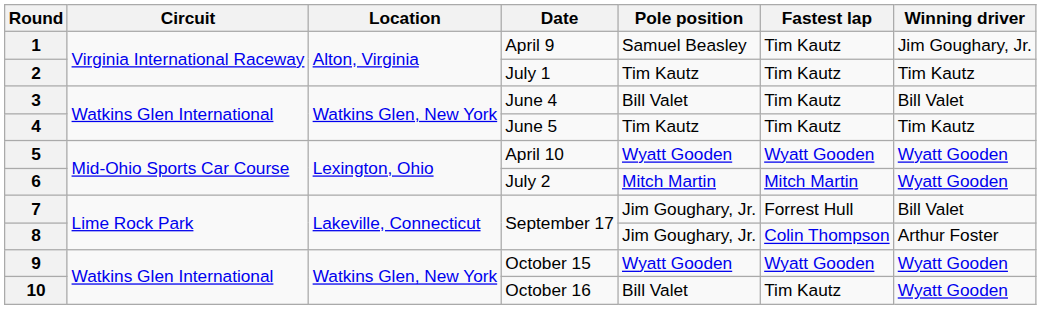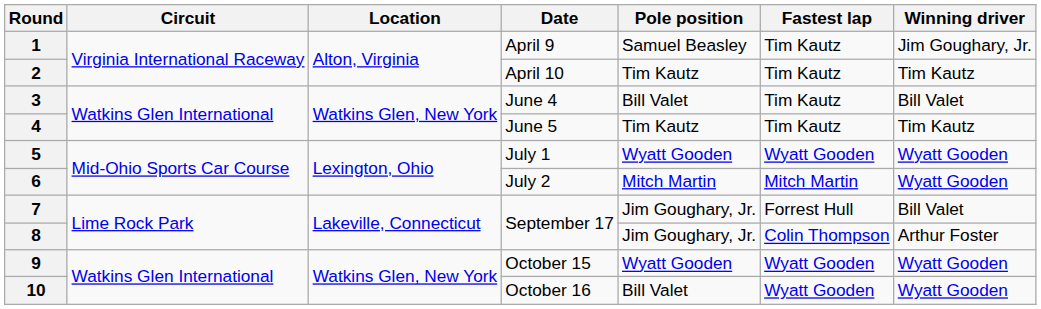(528, 72) July 1 -> (535, 72) April 10
(535, 154) April 10 -> (528, 154) July 1
(803, 290) Tim Kautz -> (819, 290) Wyatt Gooden
